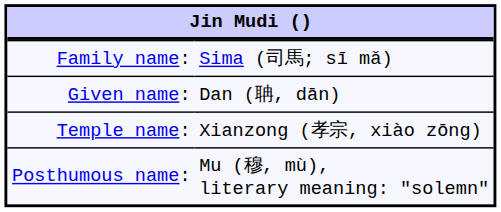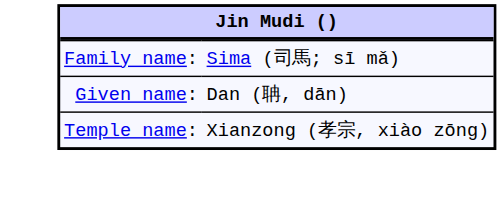- row: (101, 176)
